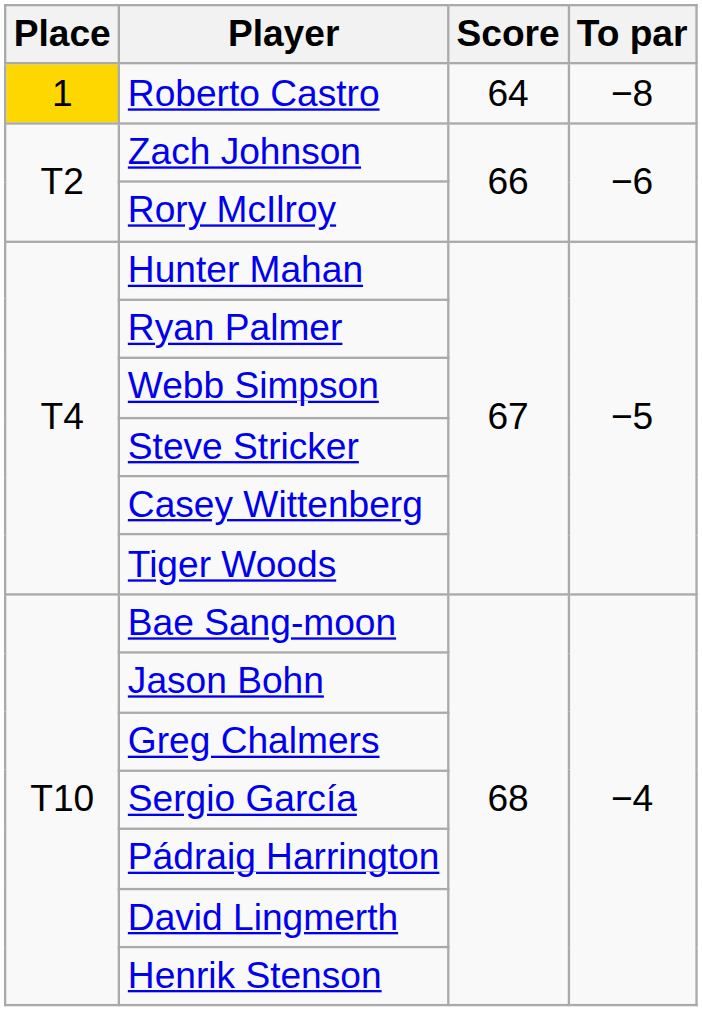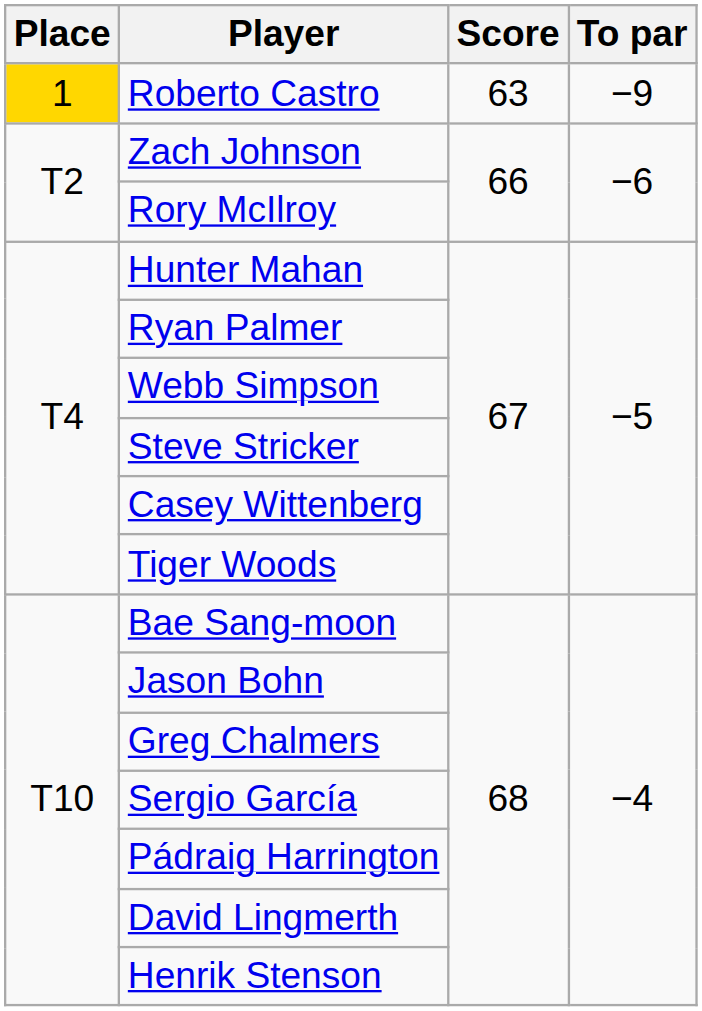(508, 92) 64 -> (508, 92) 63
(632, 92) −8 -> (632, 92) −9
